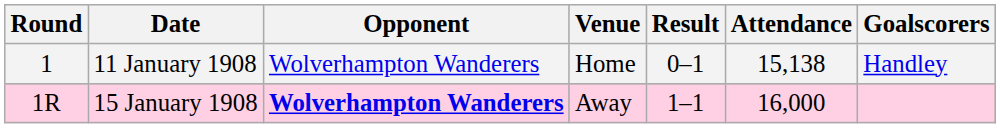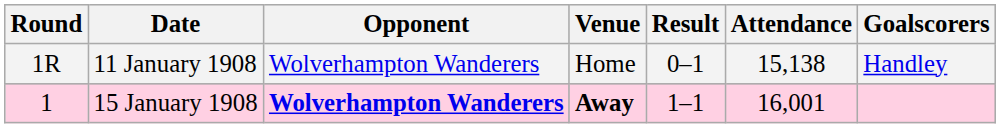(46, 63) 1 -> (46, 63) 1R
(46, 102) 1R -> (46, 102) 1
(604, 102) normal -> (604, 102) bold
(791, 102) 16,000 -> (791, 102) 16,001
